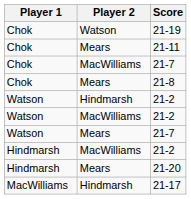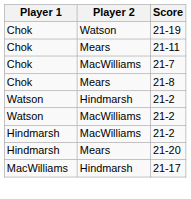- row: (25, 133)
